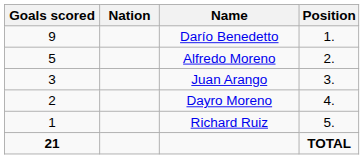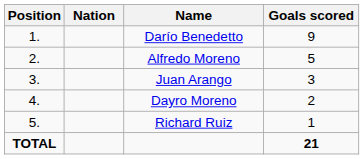columns swapped: (329, 15) <-> (52, 15)
